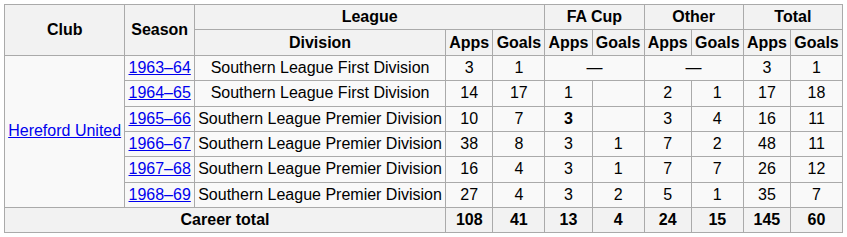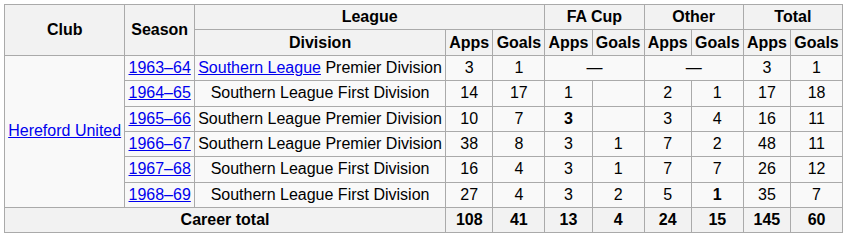(320, 67) Southern League First Division -> (320, 67) Southern League Premier Division
(320, 169) Southern League Premier Division -> (320, 169) Southern League First Division
(320, 194) Southern League Premier Division -> (320, 194) Southern League First Division
(717, 194) normal -> (717, 194) bold
